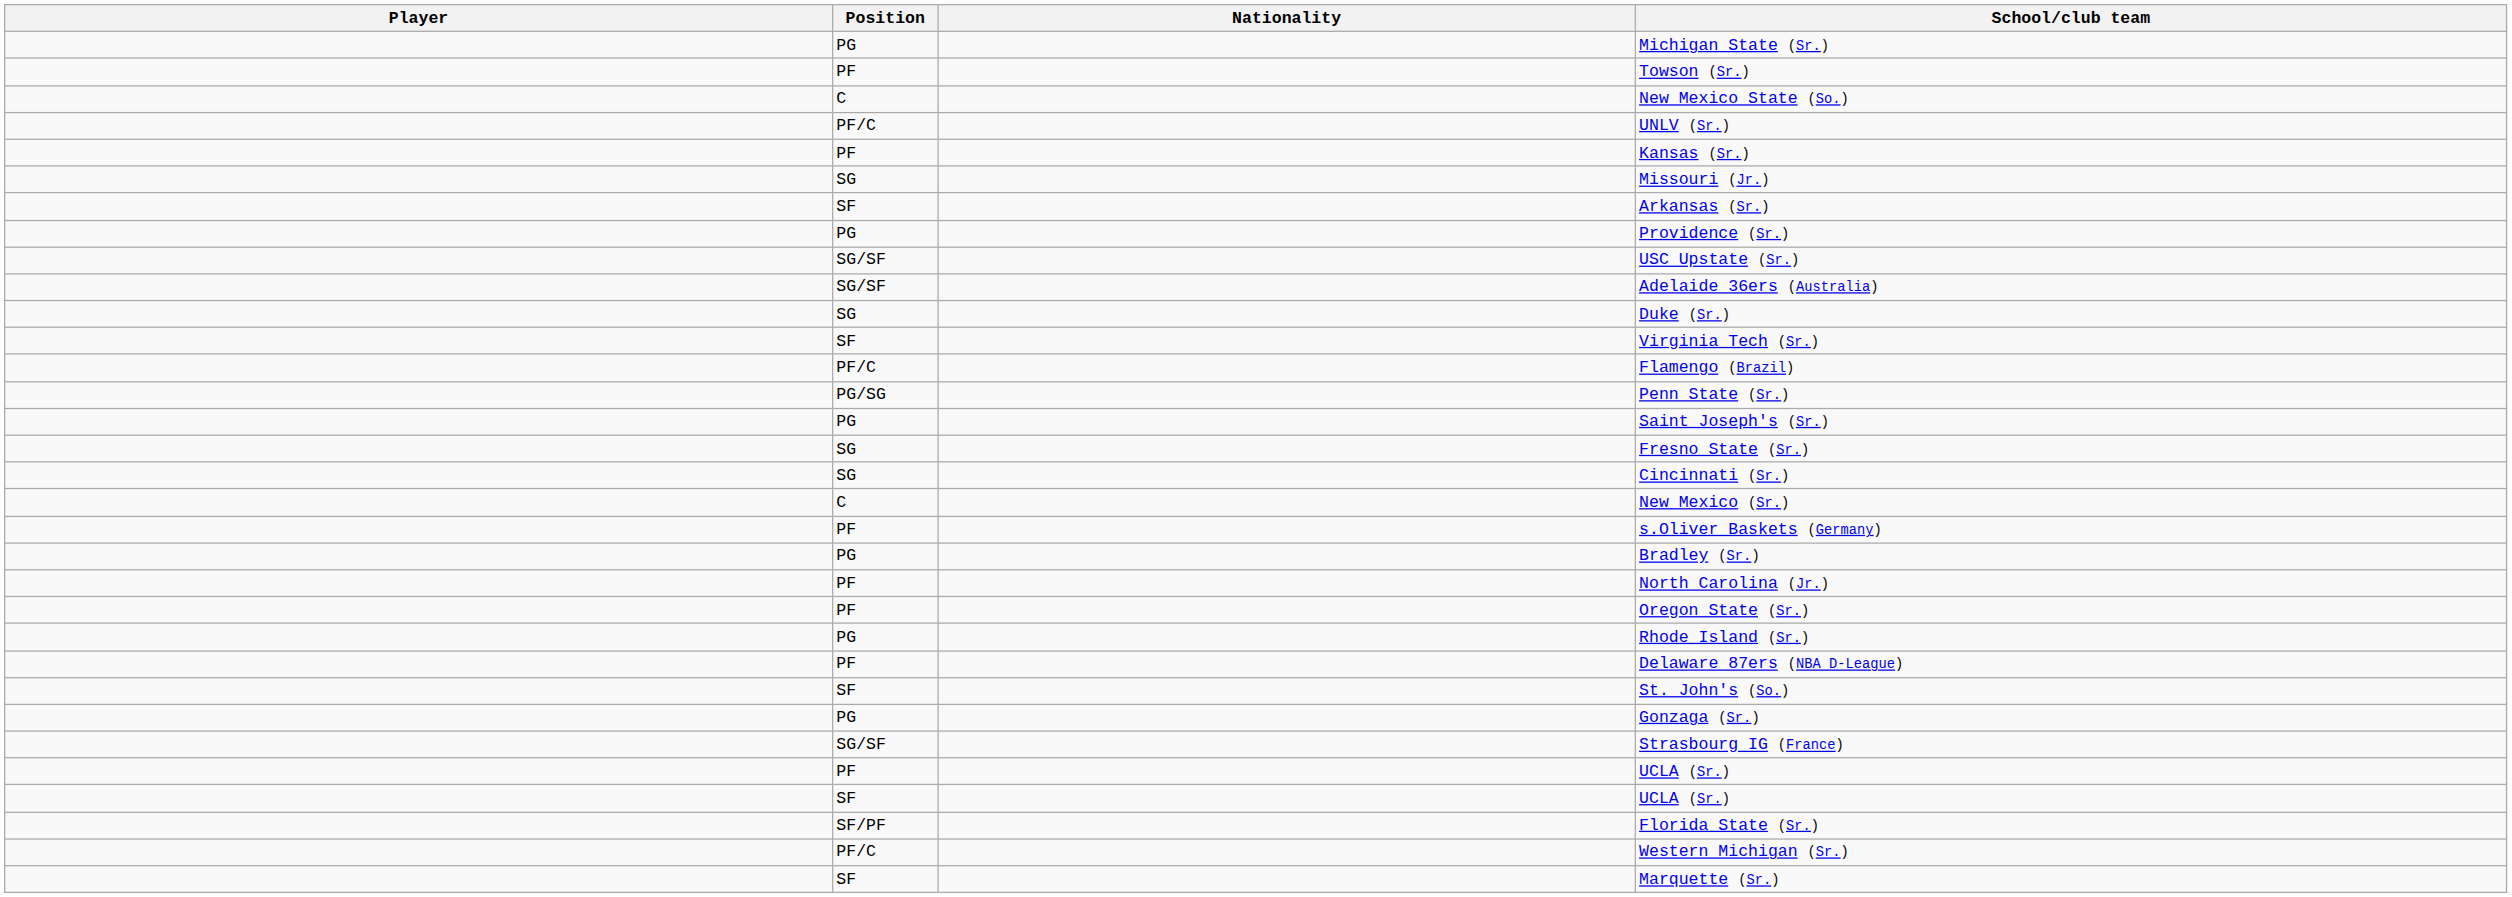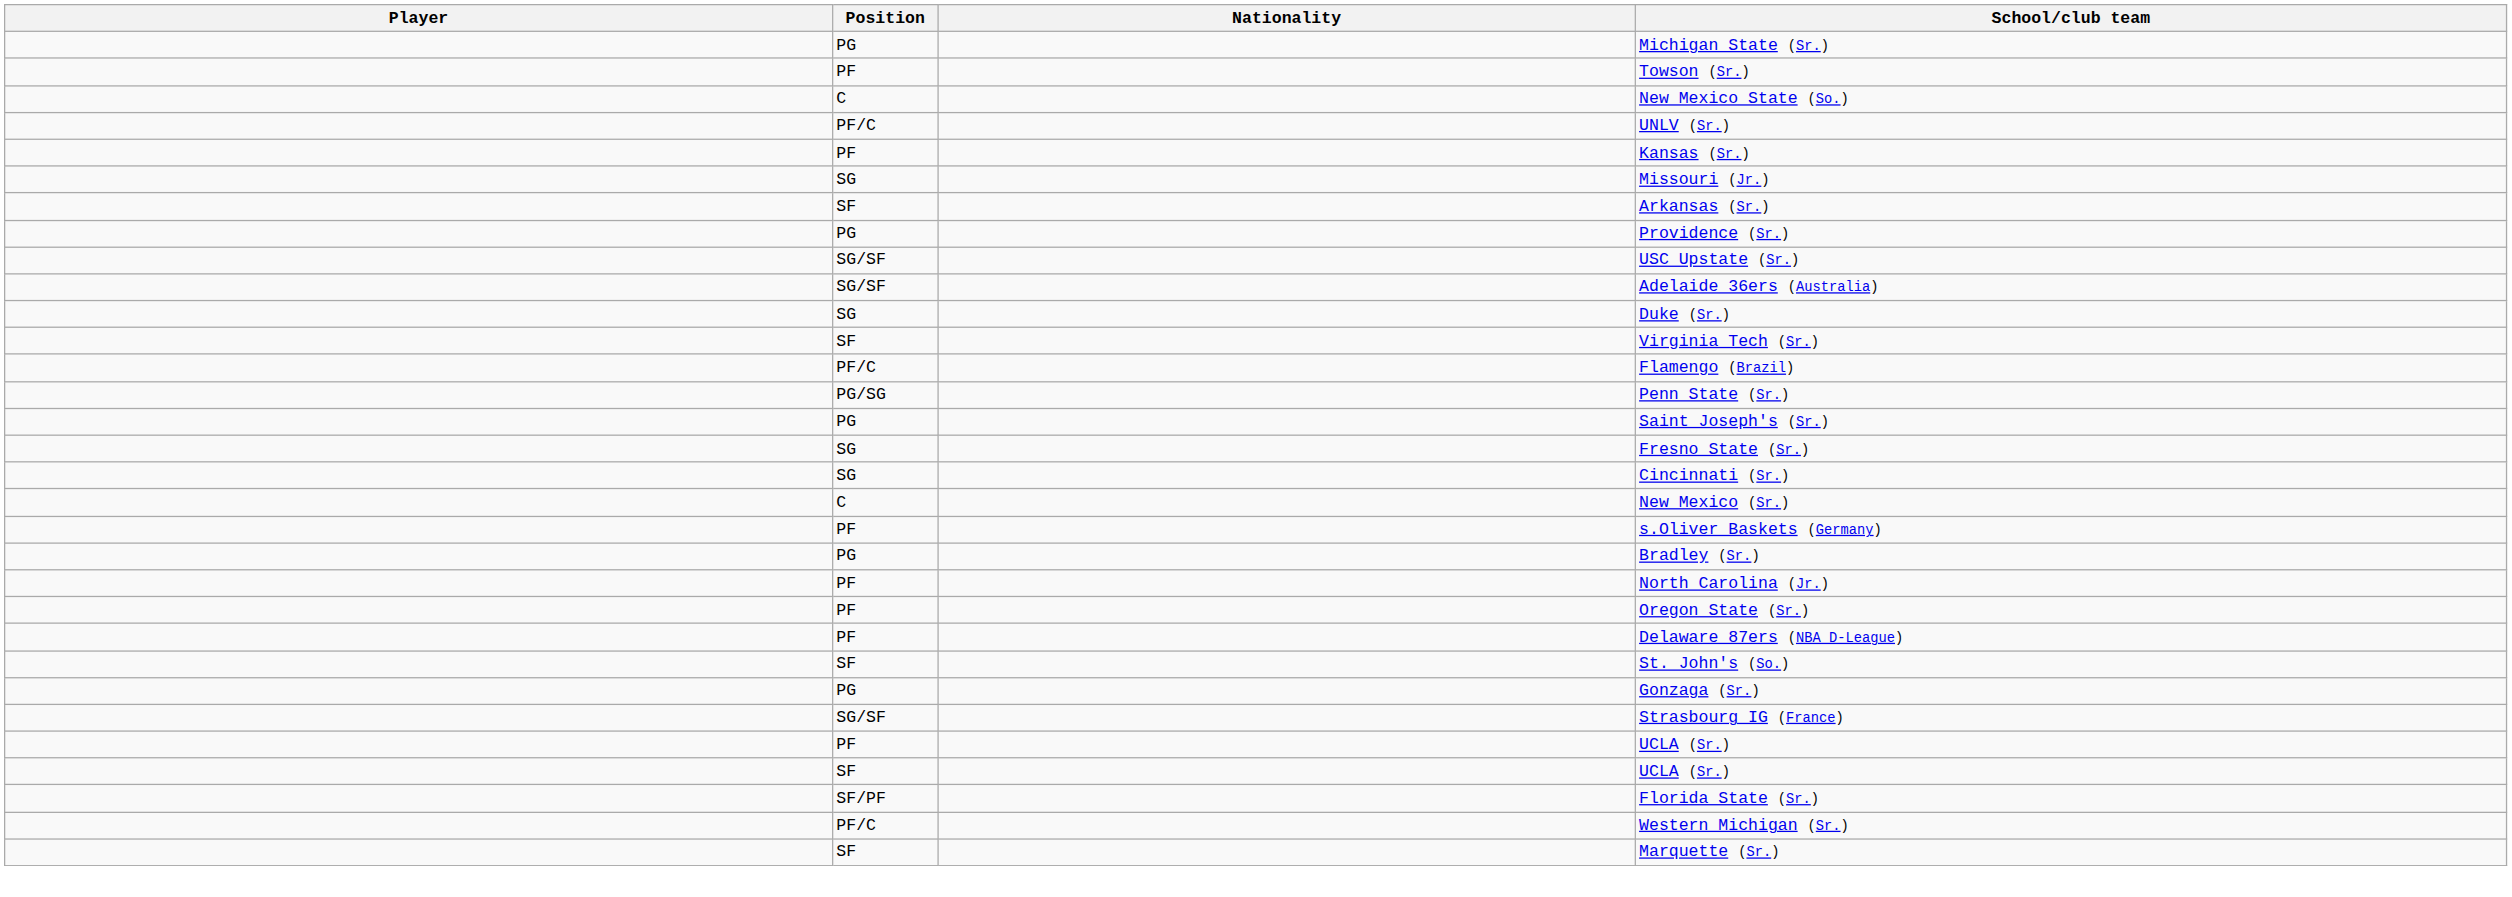- row: (846, 637)
